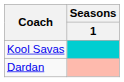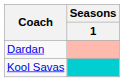rows swapped: (26, 67) <-> (36, 49)
